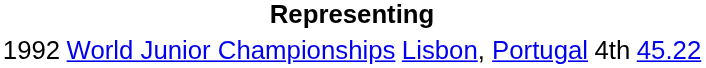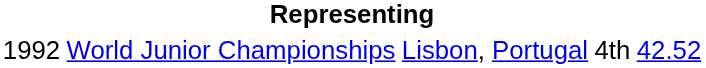(669, 50) 45.22 -> (669, 50) 42.52
